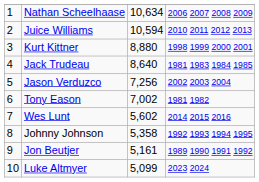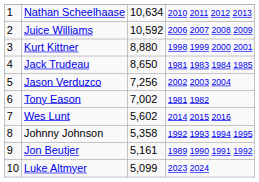(210, 13) 2006 2007 2008 2009 -> (210, 13) 2010 2011 2012 2013
(147, 30) 10,594 -> (147, 30) 10,592
(210, 30) 2010 2011 2012 2013 -> (210, 30) 2006 2007 2008 2009
(144, 64) 8,640 -> (144, 64) 8,650
